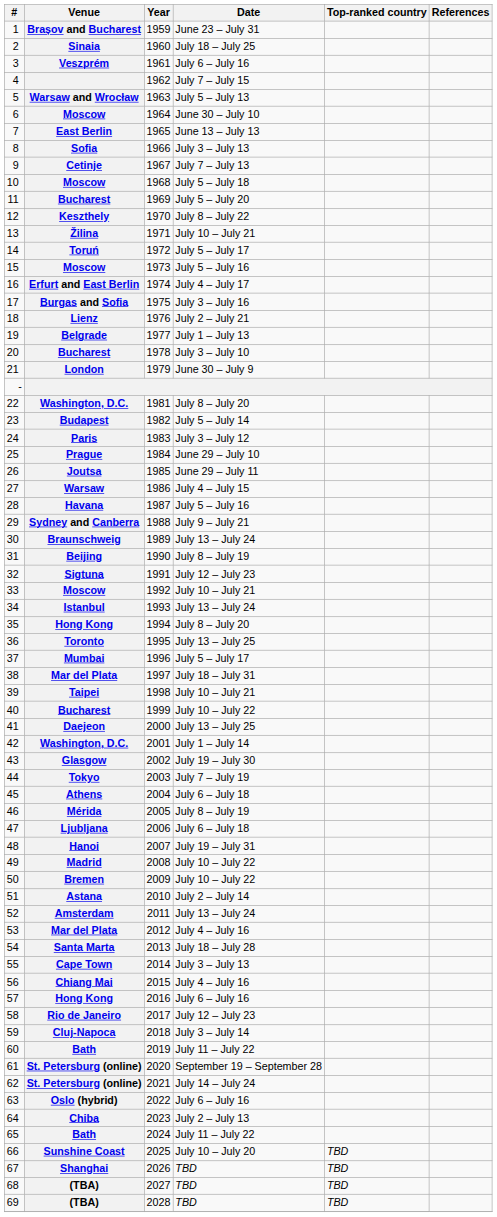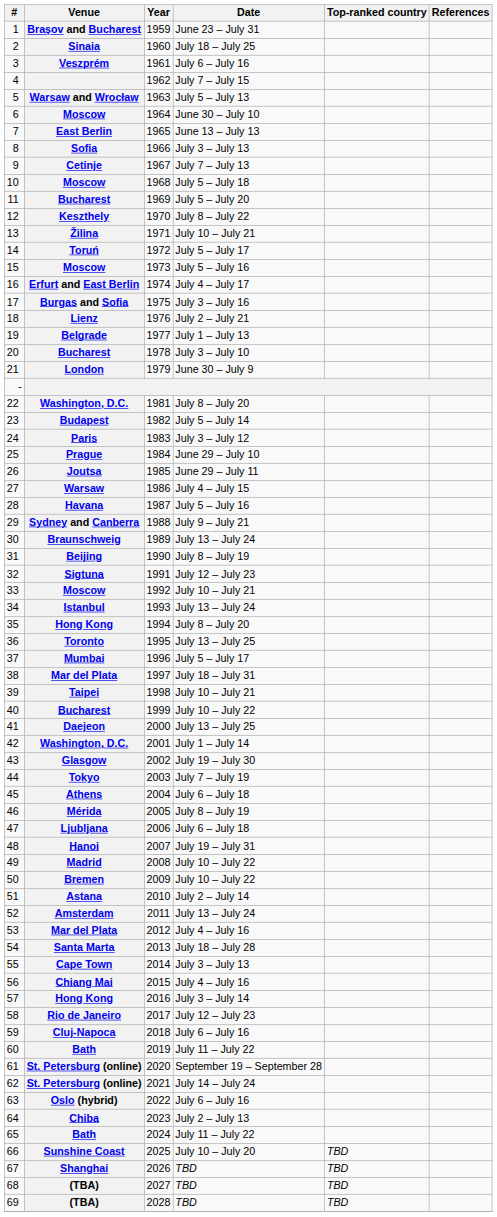(212, 999) July 6 – July 16 -> (212, 999) July 3 – July 14
(212, 1033) July 3 – July 14 -> (212, 1033) July 6 – July 16
